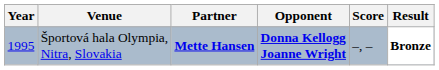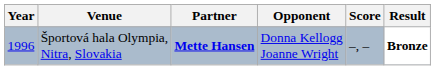(21, 45) 1995 -> (21, 45) 1996
(303, 45) bold -> (302, 45) normal
